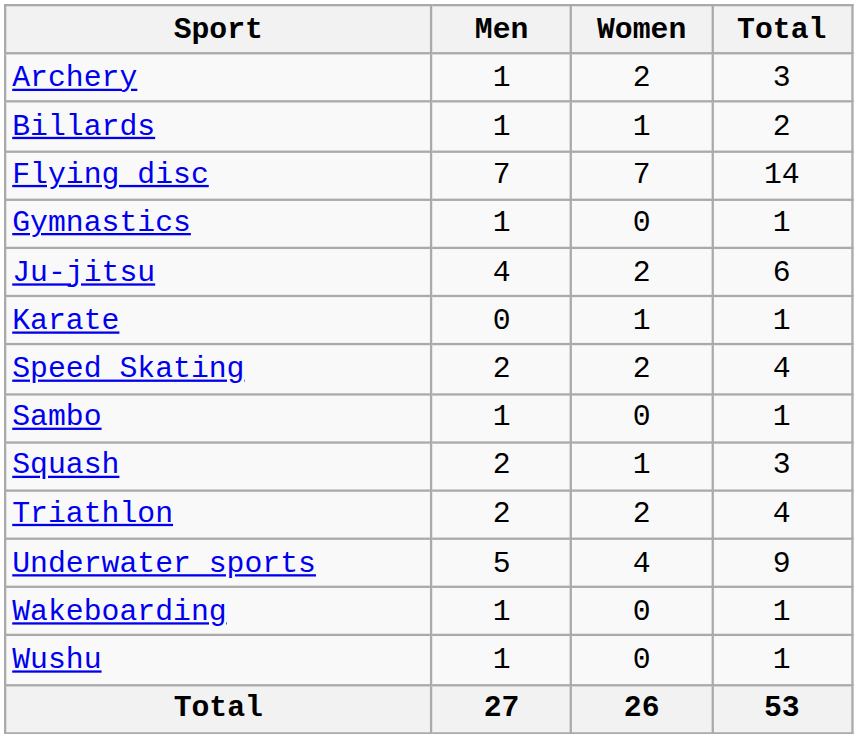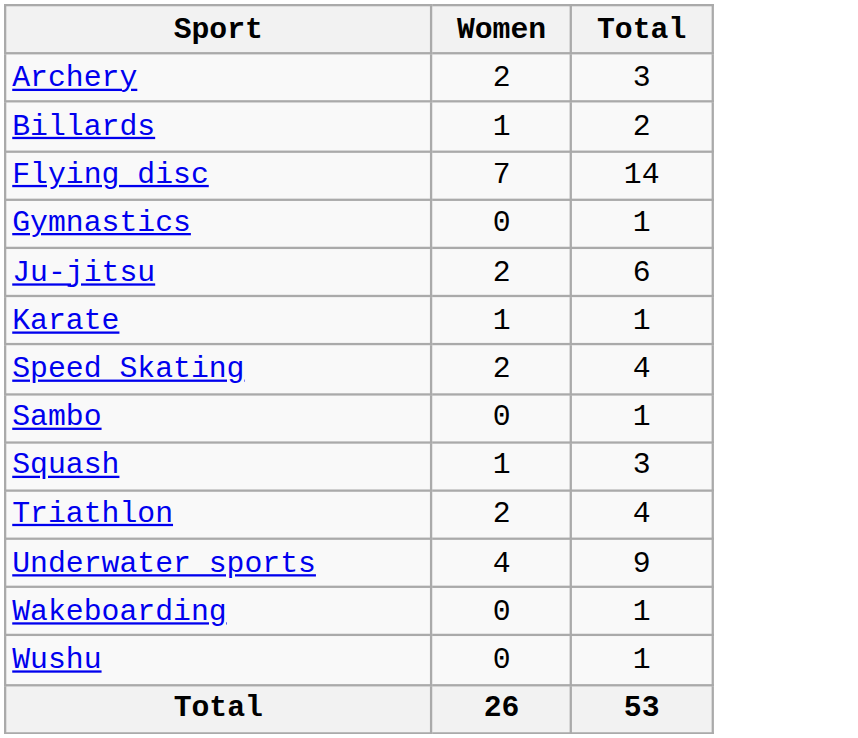- column: (502, 29)
